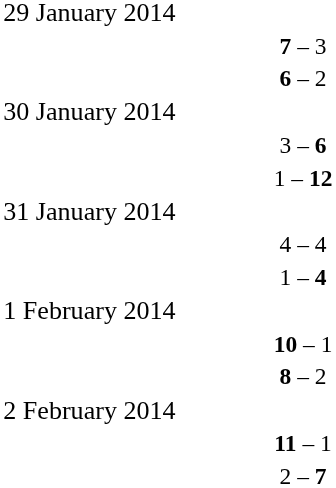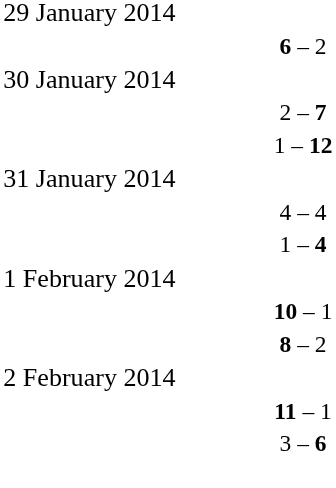- row: (125, 46)
rows swapped: (125, 146) <-> (125, 477)
